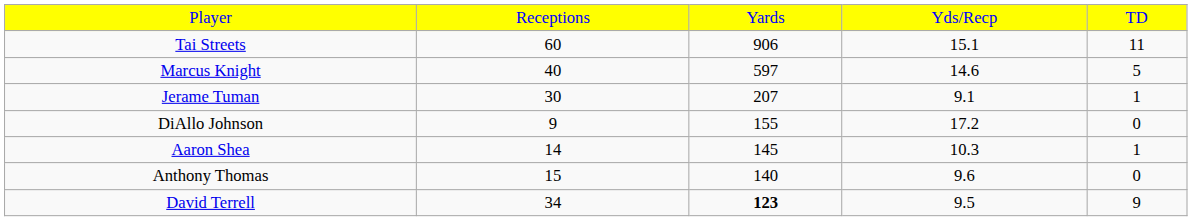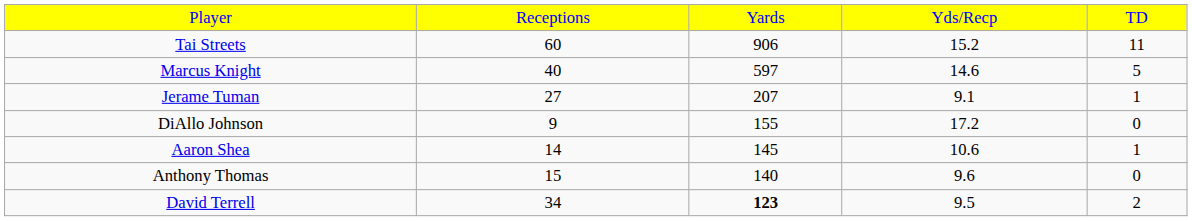(964, 44) 15.1 -> (964, 44) 15.2
(553, 96) 30 -> (553, 96) 27
(964, 149) 10.3 -> (964, 149) 10.6
(1137, 202) 9 -> (1137, 202) 2
